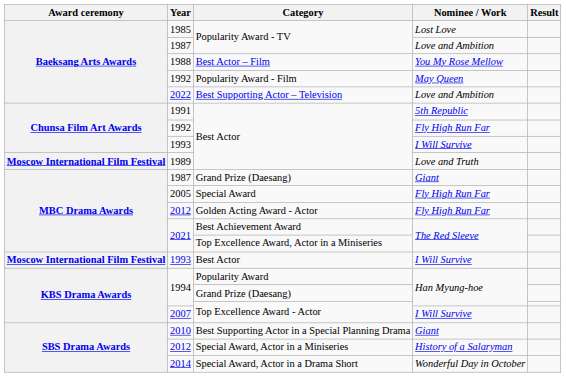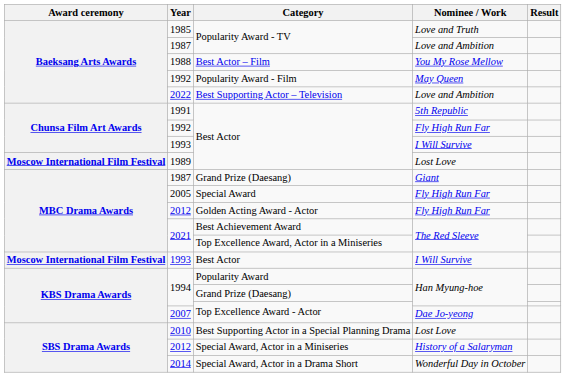(435, 29) Lost Love -> (447, 29) Love and Truth
(447, 161) Love and Truth -> (435, 161) Lost Love
(443, 314) I Will Survive -> (444, 314) Dae Jo-yeong
(427, 330) Giant -> (435, 330) Lost Love
